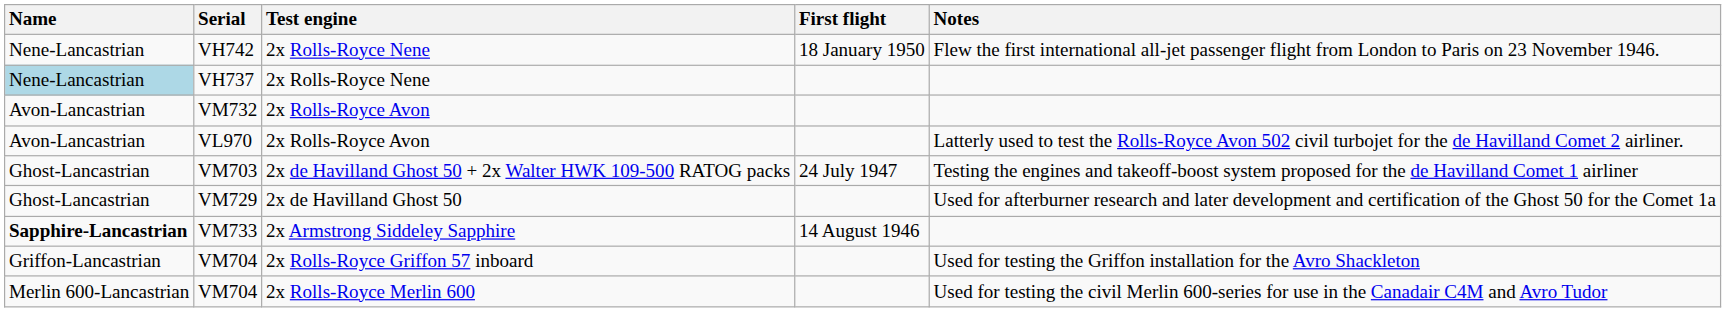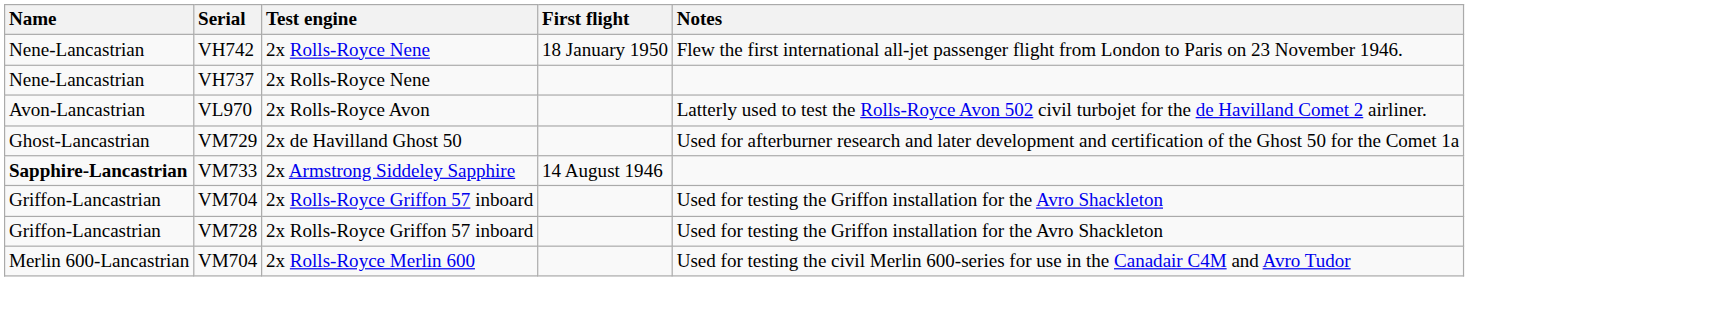(77, 79) lightblue background -> (77, 79) no background
- row: (228, 110)
- row: (228, 170)
+ row: (228, 230)
